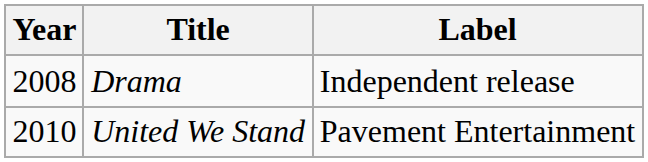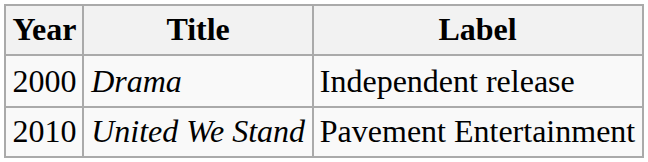(44, 80) 2008 -> (44, 80) 2000
